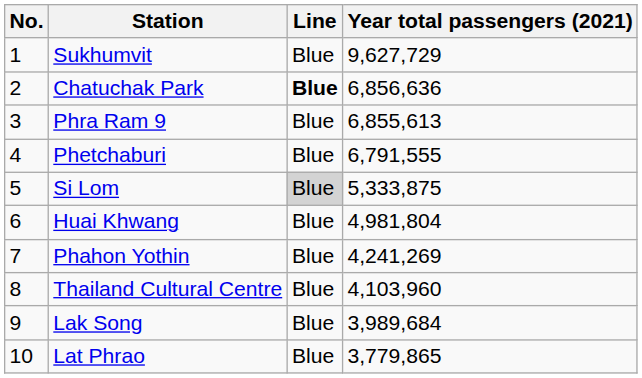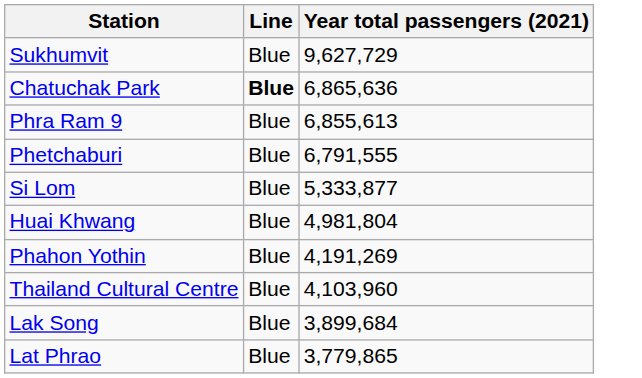- column: (27, 21)
(394, 88) 6,856,636 -> (351, 88) 6,865,636
(313, 188) lightgrey background -> (269, 188) no background
(394, 188) 5,333,875 -> (351, 188) 5,333,877
(394, 255) 4,241,269 -> (351, 255) 4,191,269
(394, 322) 3,989,684 -> (351, 322) 3,899,684
